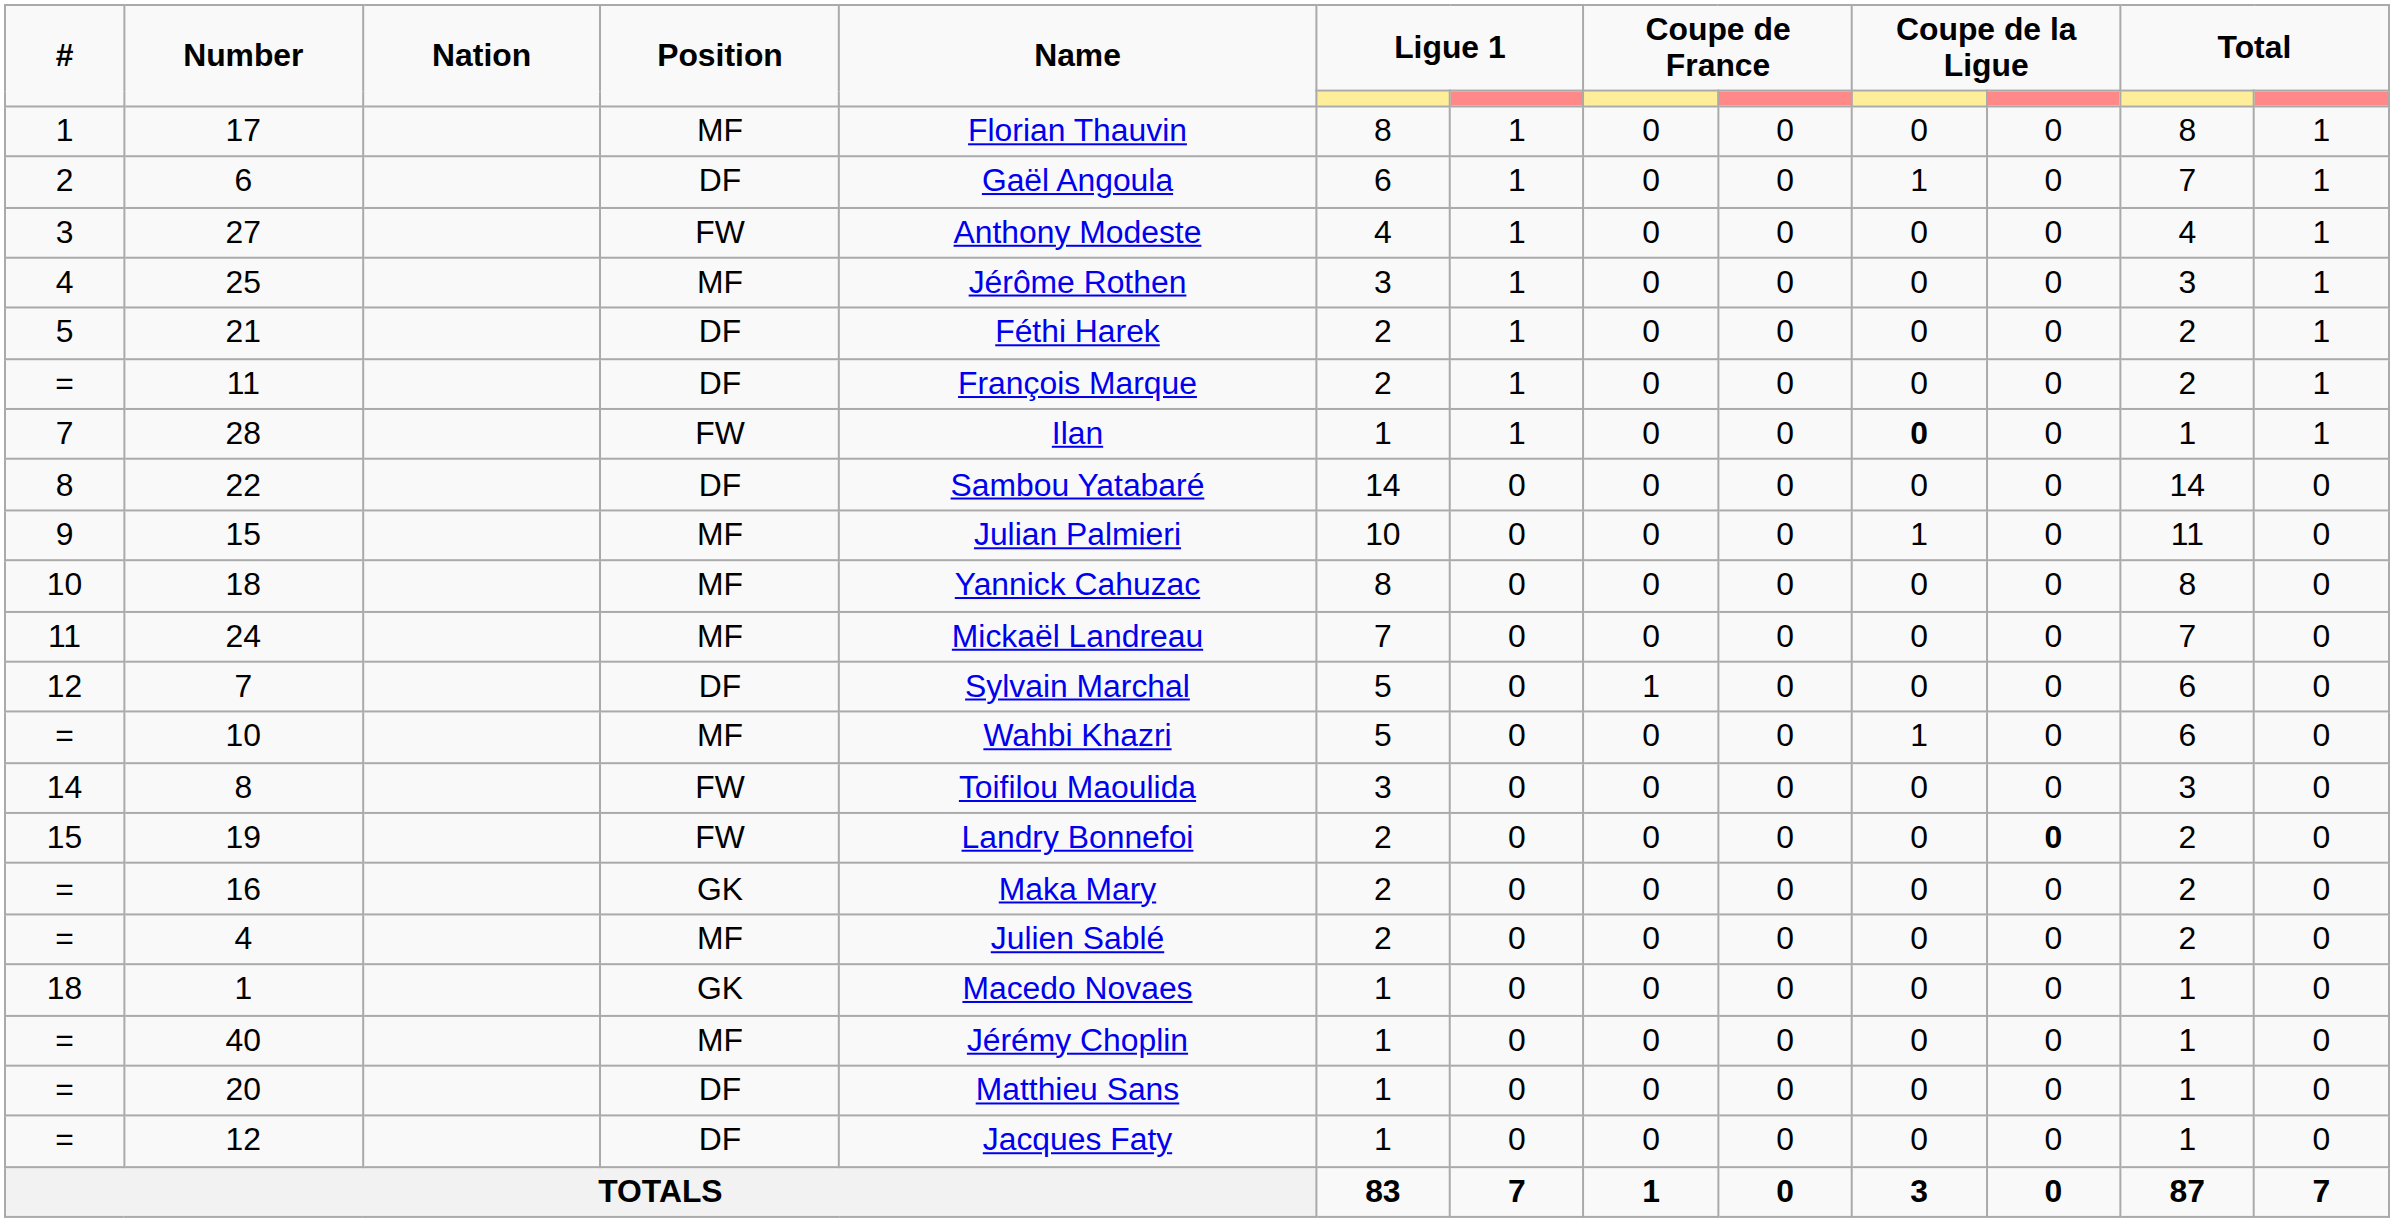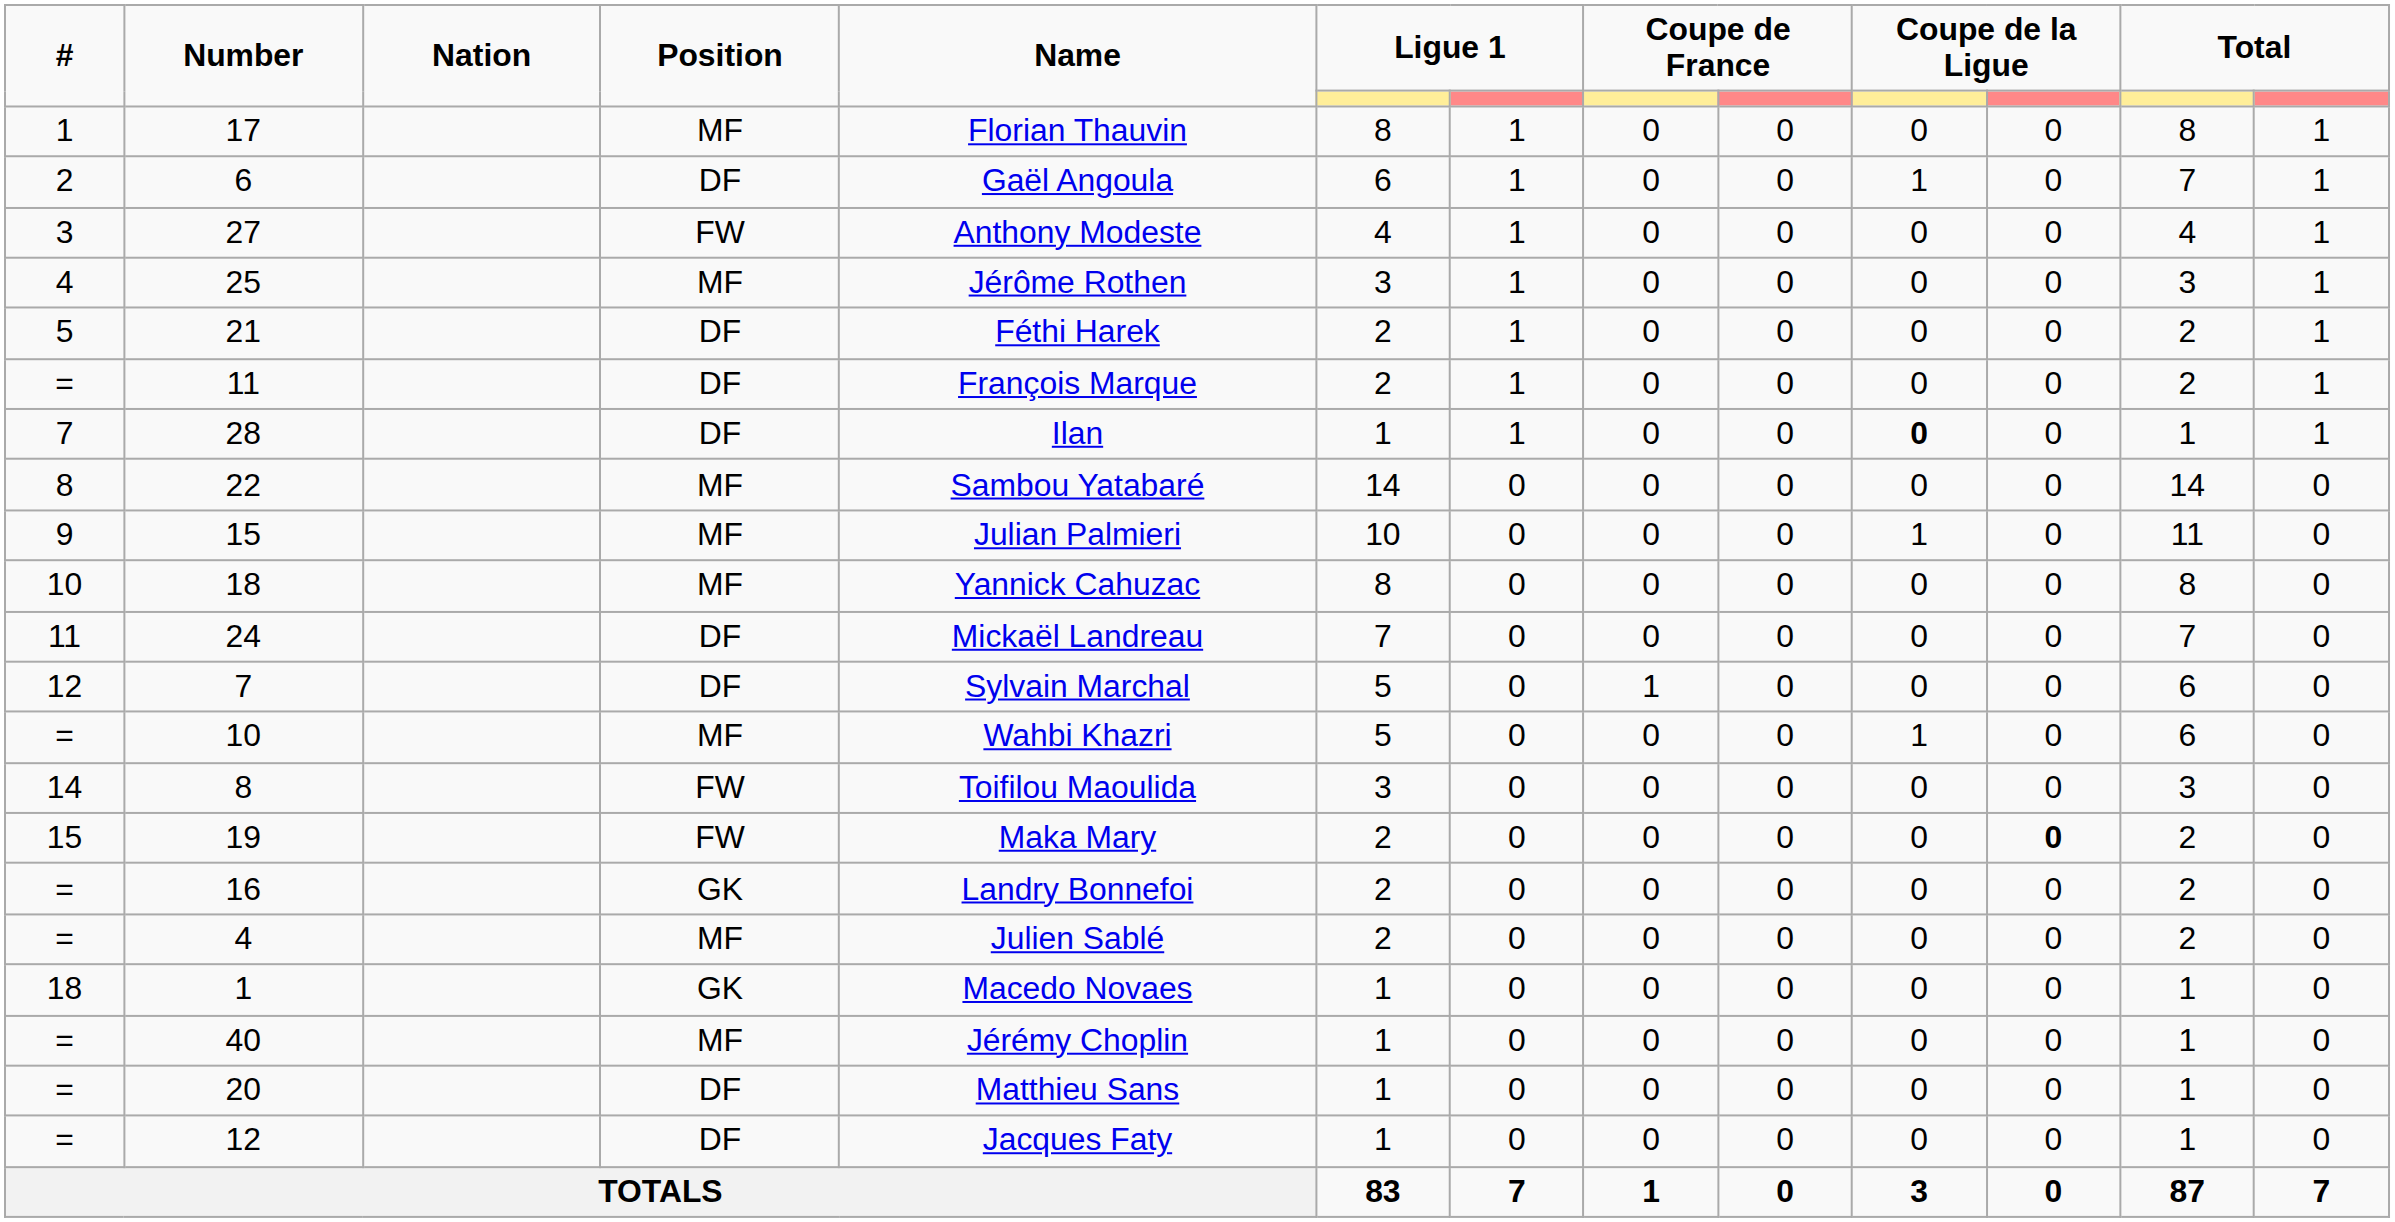(720, 433) FW -> (720, 433) DF
(720, 484) DF -> (720, 484) MF
(720, 635) MF -> (720, 635) DF
(1077, 837) Landry Bonnefoi -> (1077, 837) Maka Mary
(1077, 888) Maka Mary -> (1077, 888) Landry Bonnefoi
